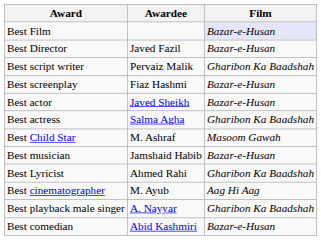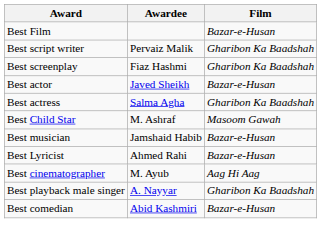(241, 31) lavender background -> (241, 31) no background
- row: (37, 48)
(241, 84) Bazar-e-Husan -> (261, 66) Gharibon Ka Baadshah
(261, 173) Gharibon Ka Baadshah -> (241, 155) Bazar-e-Husan
